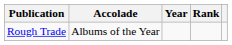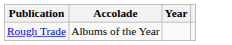- column: (206, 13)
